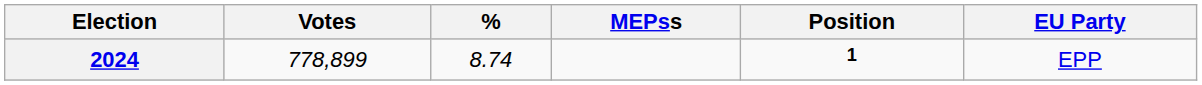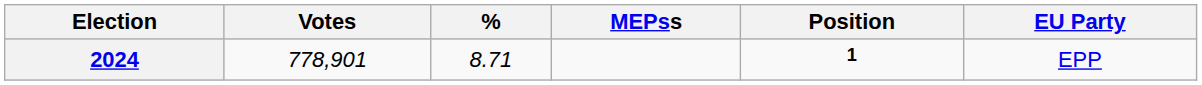(327, 59) 778,899 -> (327, 59) 778,901
(491, 59) 8.74 -> (491, 59) 8.71
